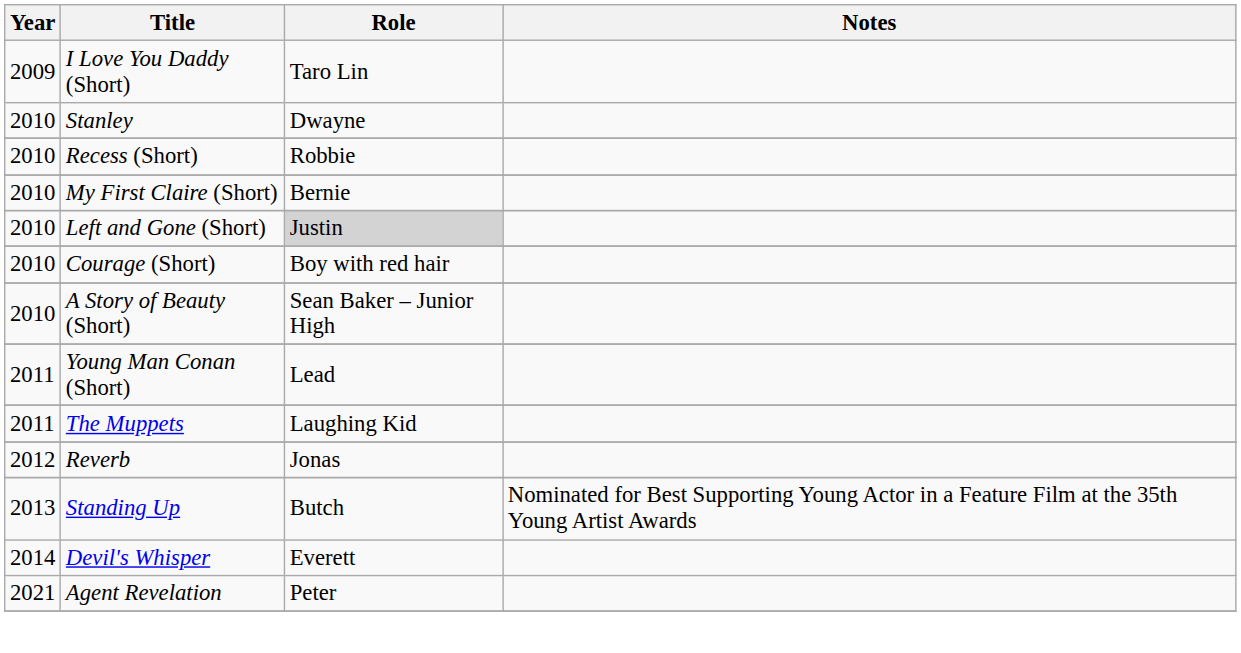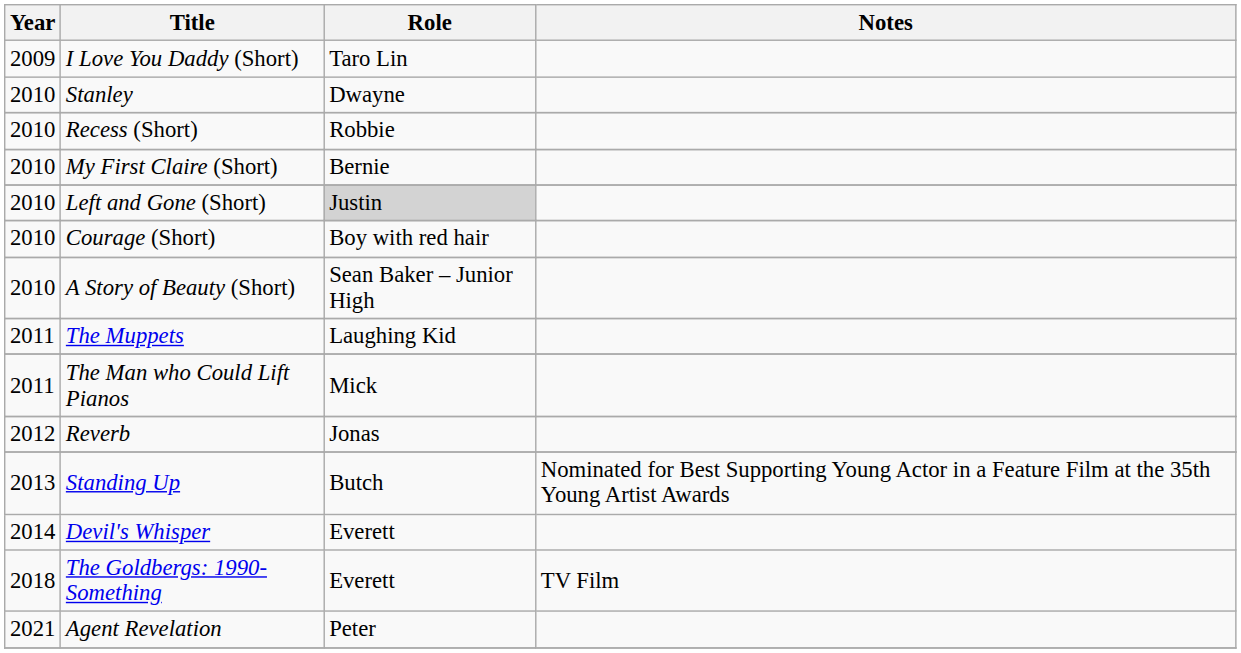- row: (151, 374)
+ row: (178, 385)
+ row: (166, 580)
